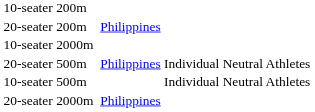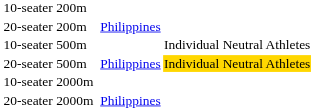rows swapped: (45, 82) <-> (48, 45)
(237, 63) no background -> (237, 63) gold background
